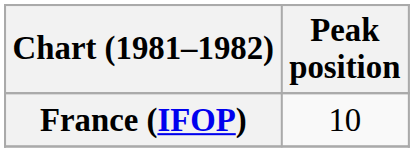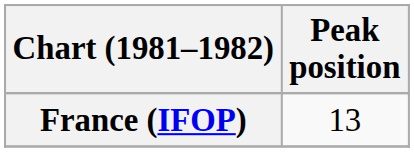(345, 119) 10 -> (345, 119) 13
